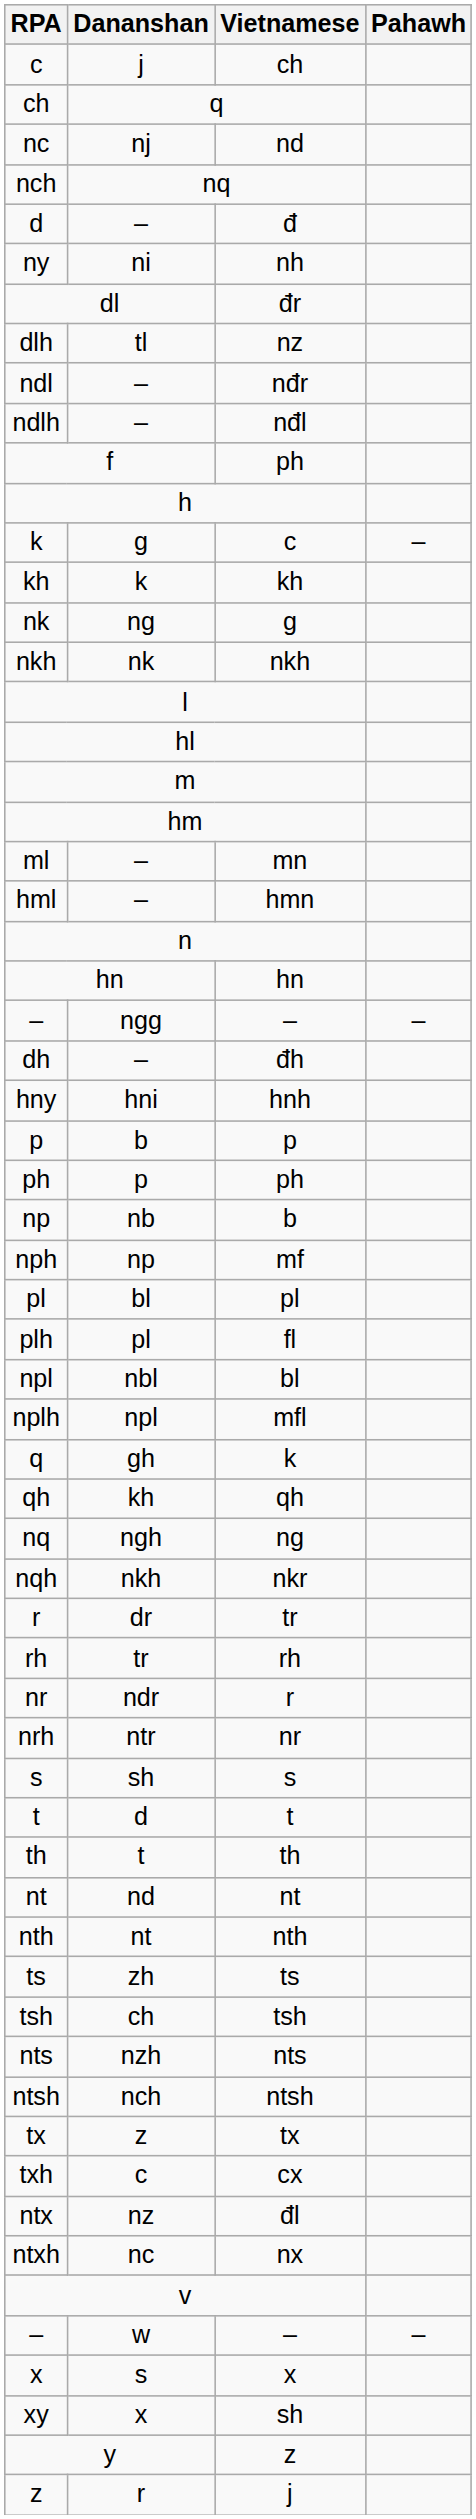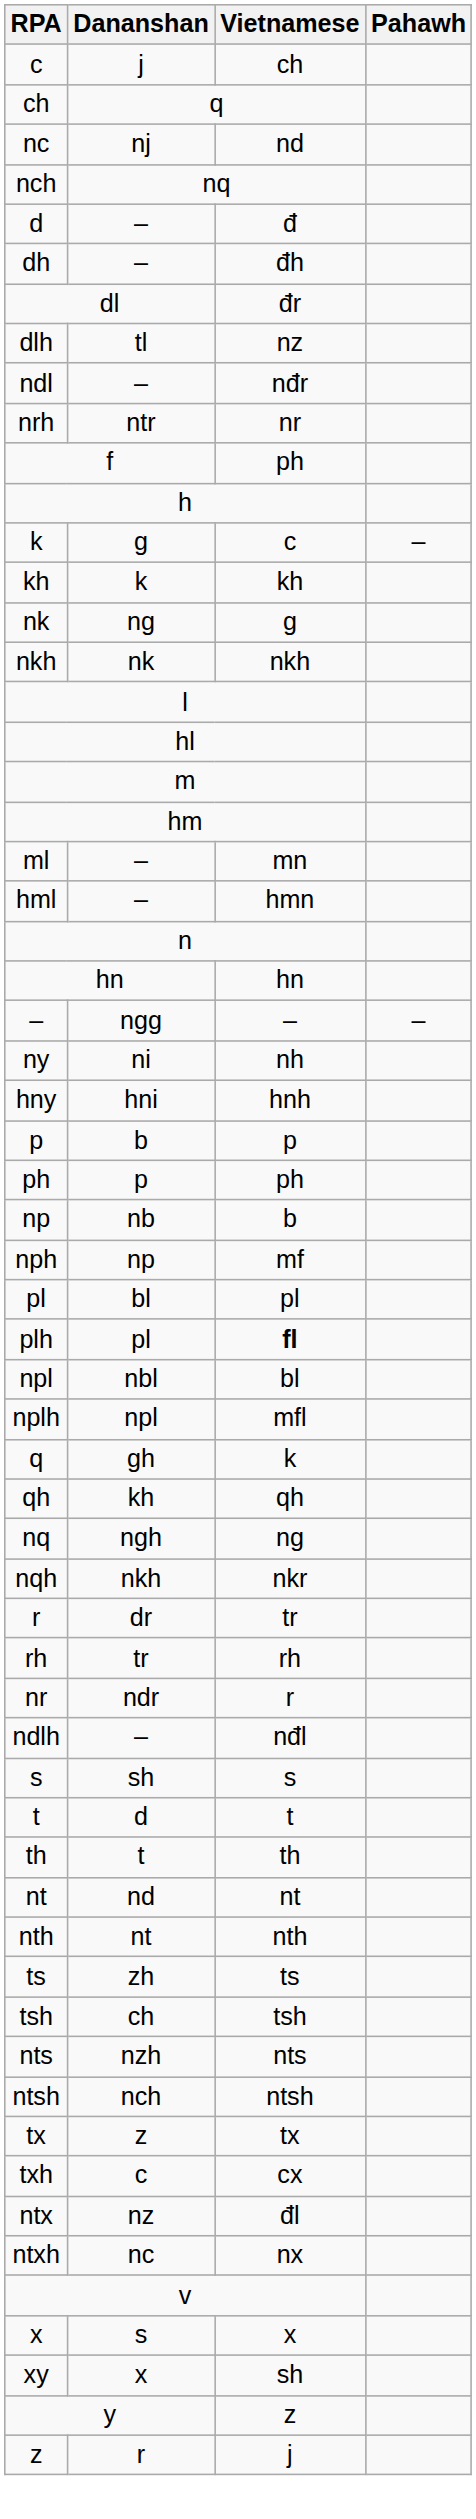rows swapped: (36, 1060) <-> (36, 263)
rows swapped: (36, 422) <-> (36, 1737)
(290, 1339) normal -> (290, 1339) bold
- row: (36, 2335)
